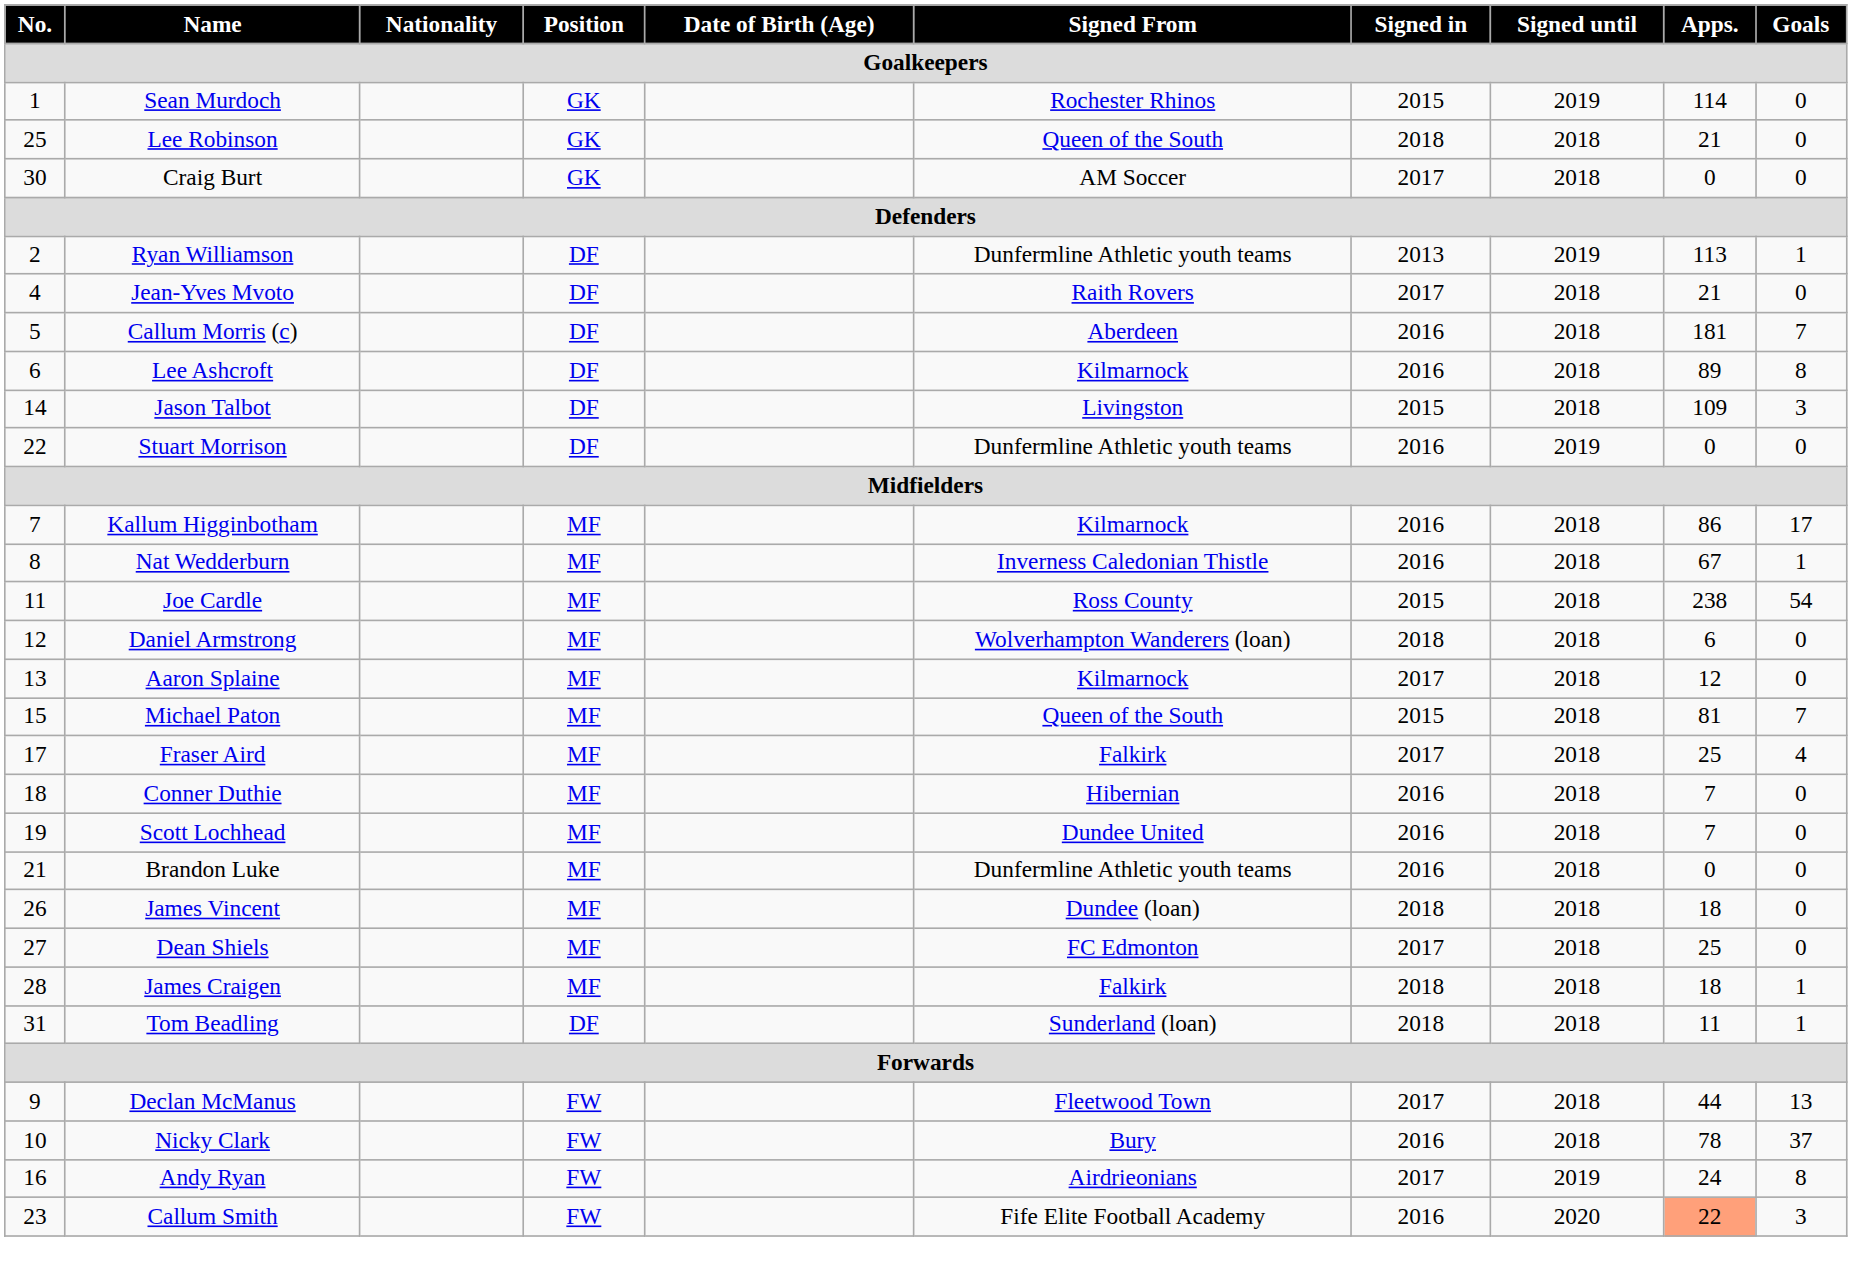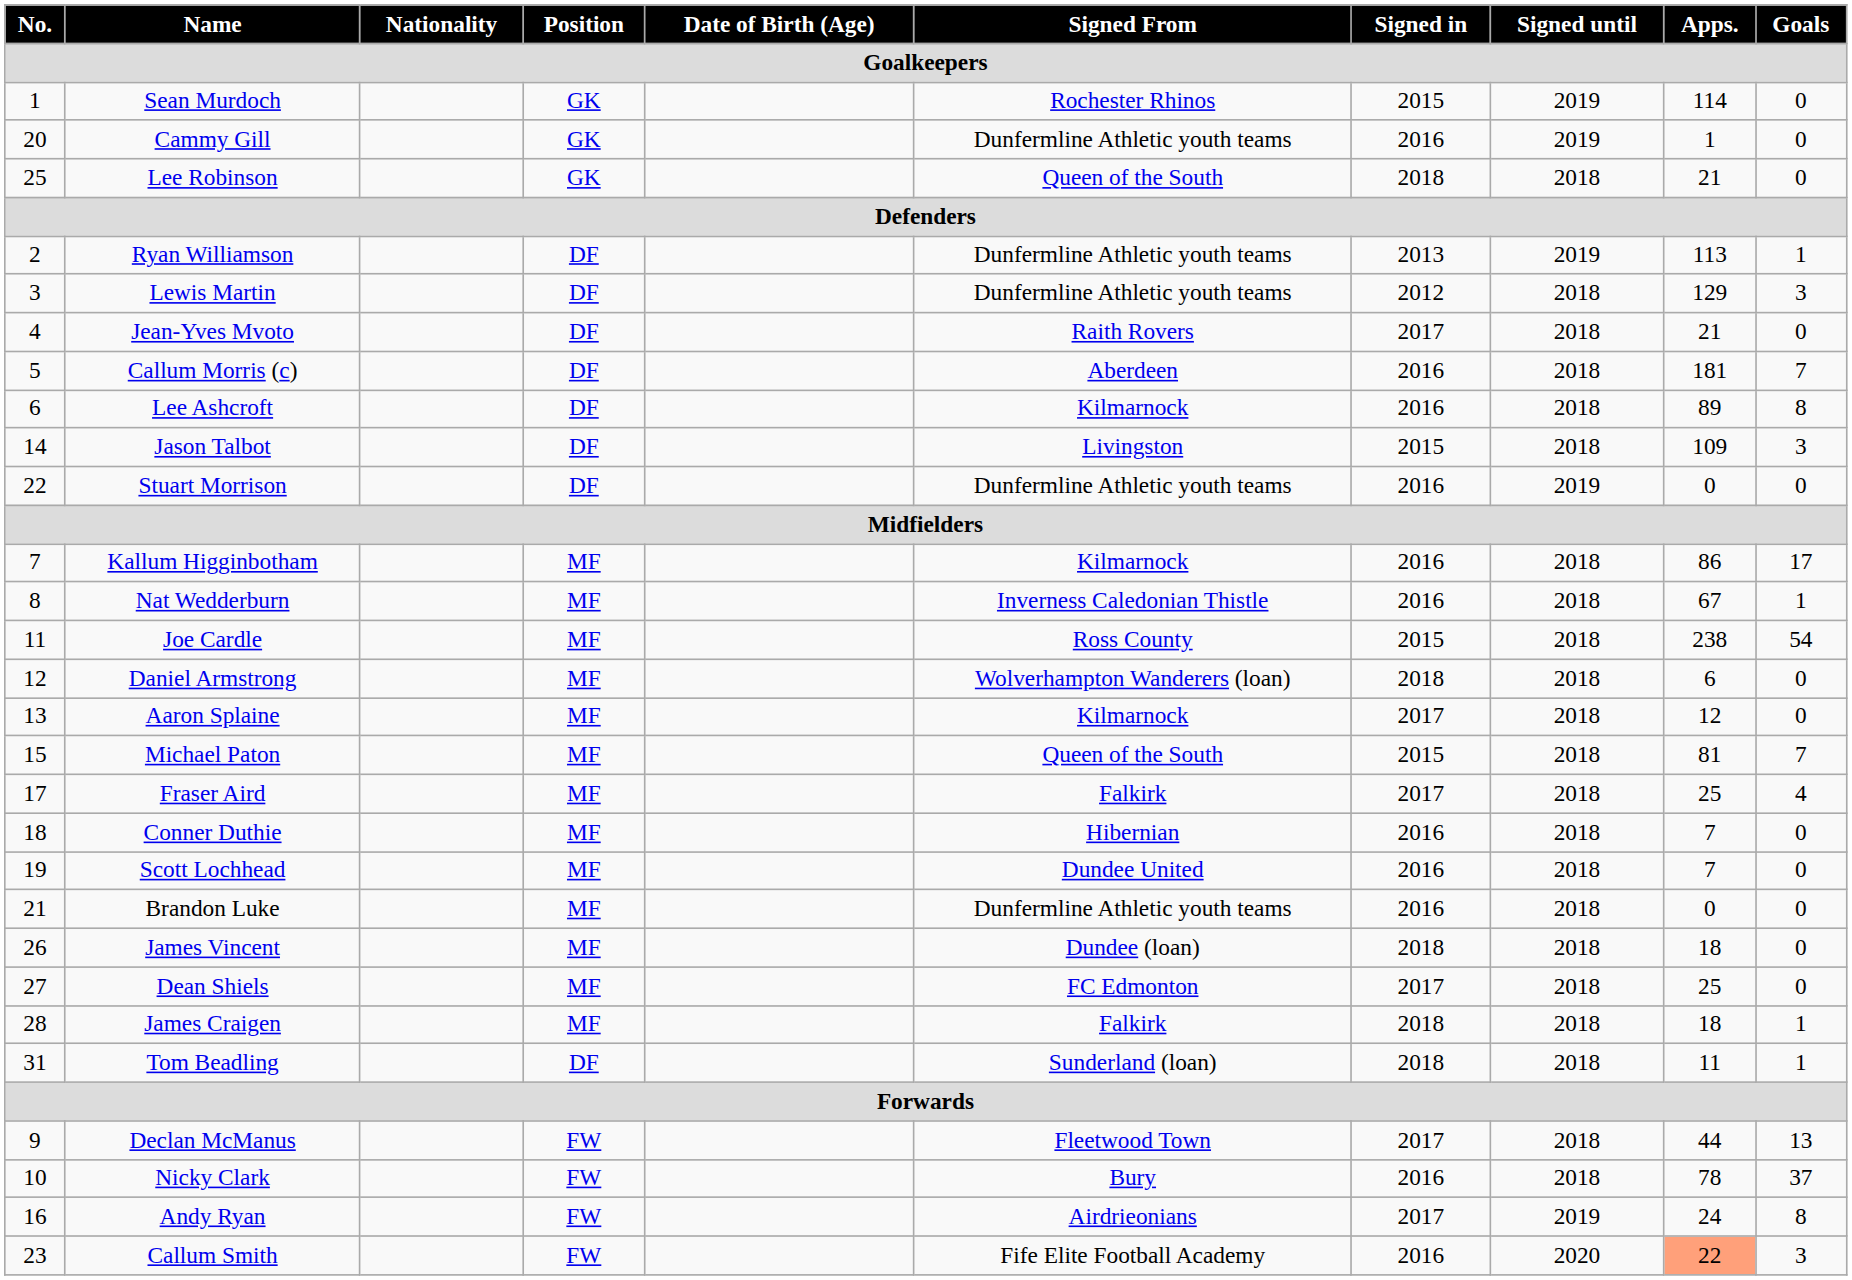+ row: (213, 139)
- row: (213, 178)
+ row: (213, 293)
